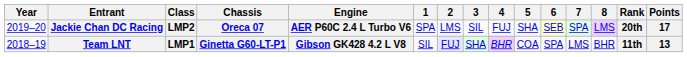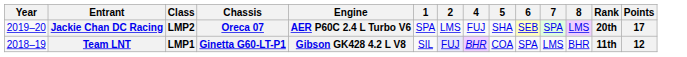- column: (476, 12)
(664, 44) 13 -> (639, 44) 12
